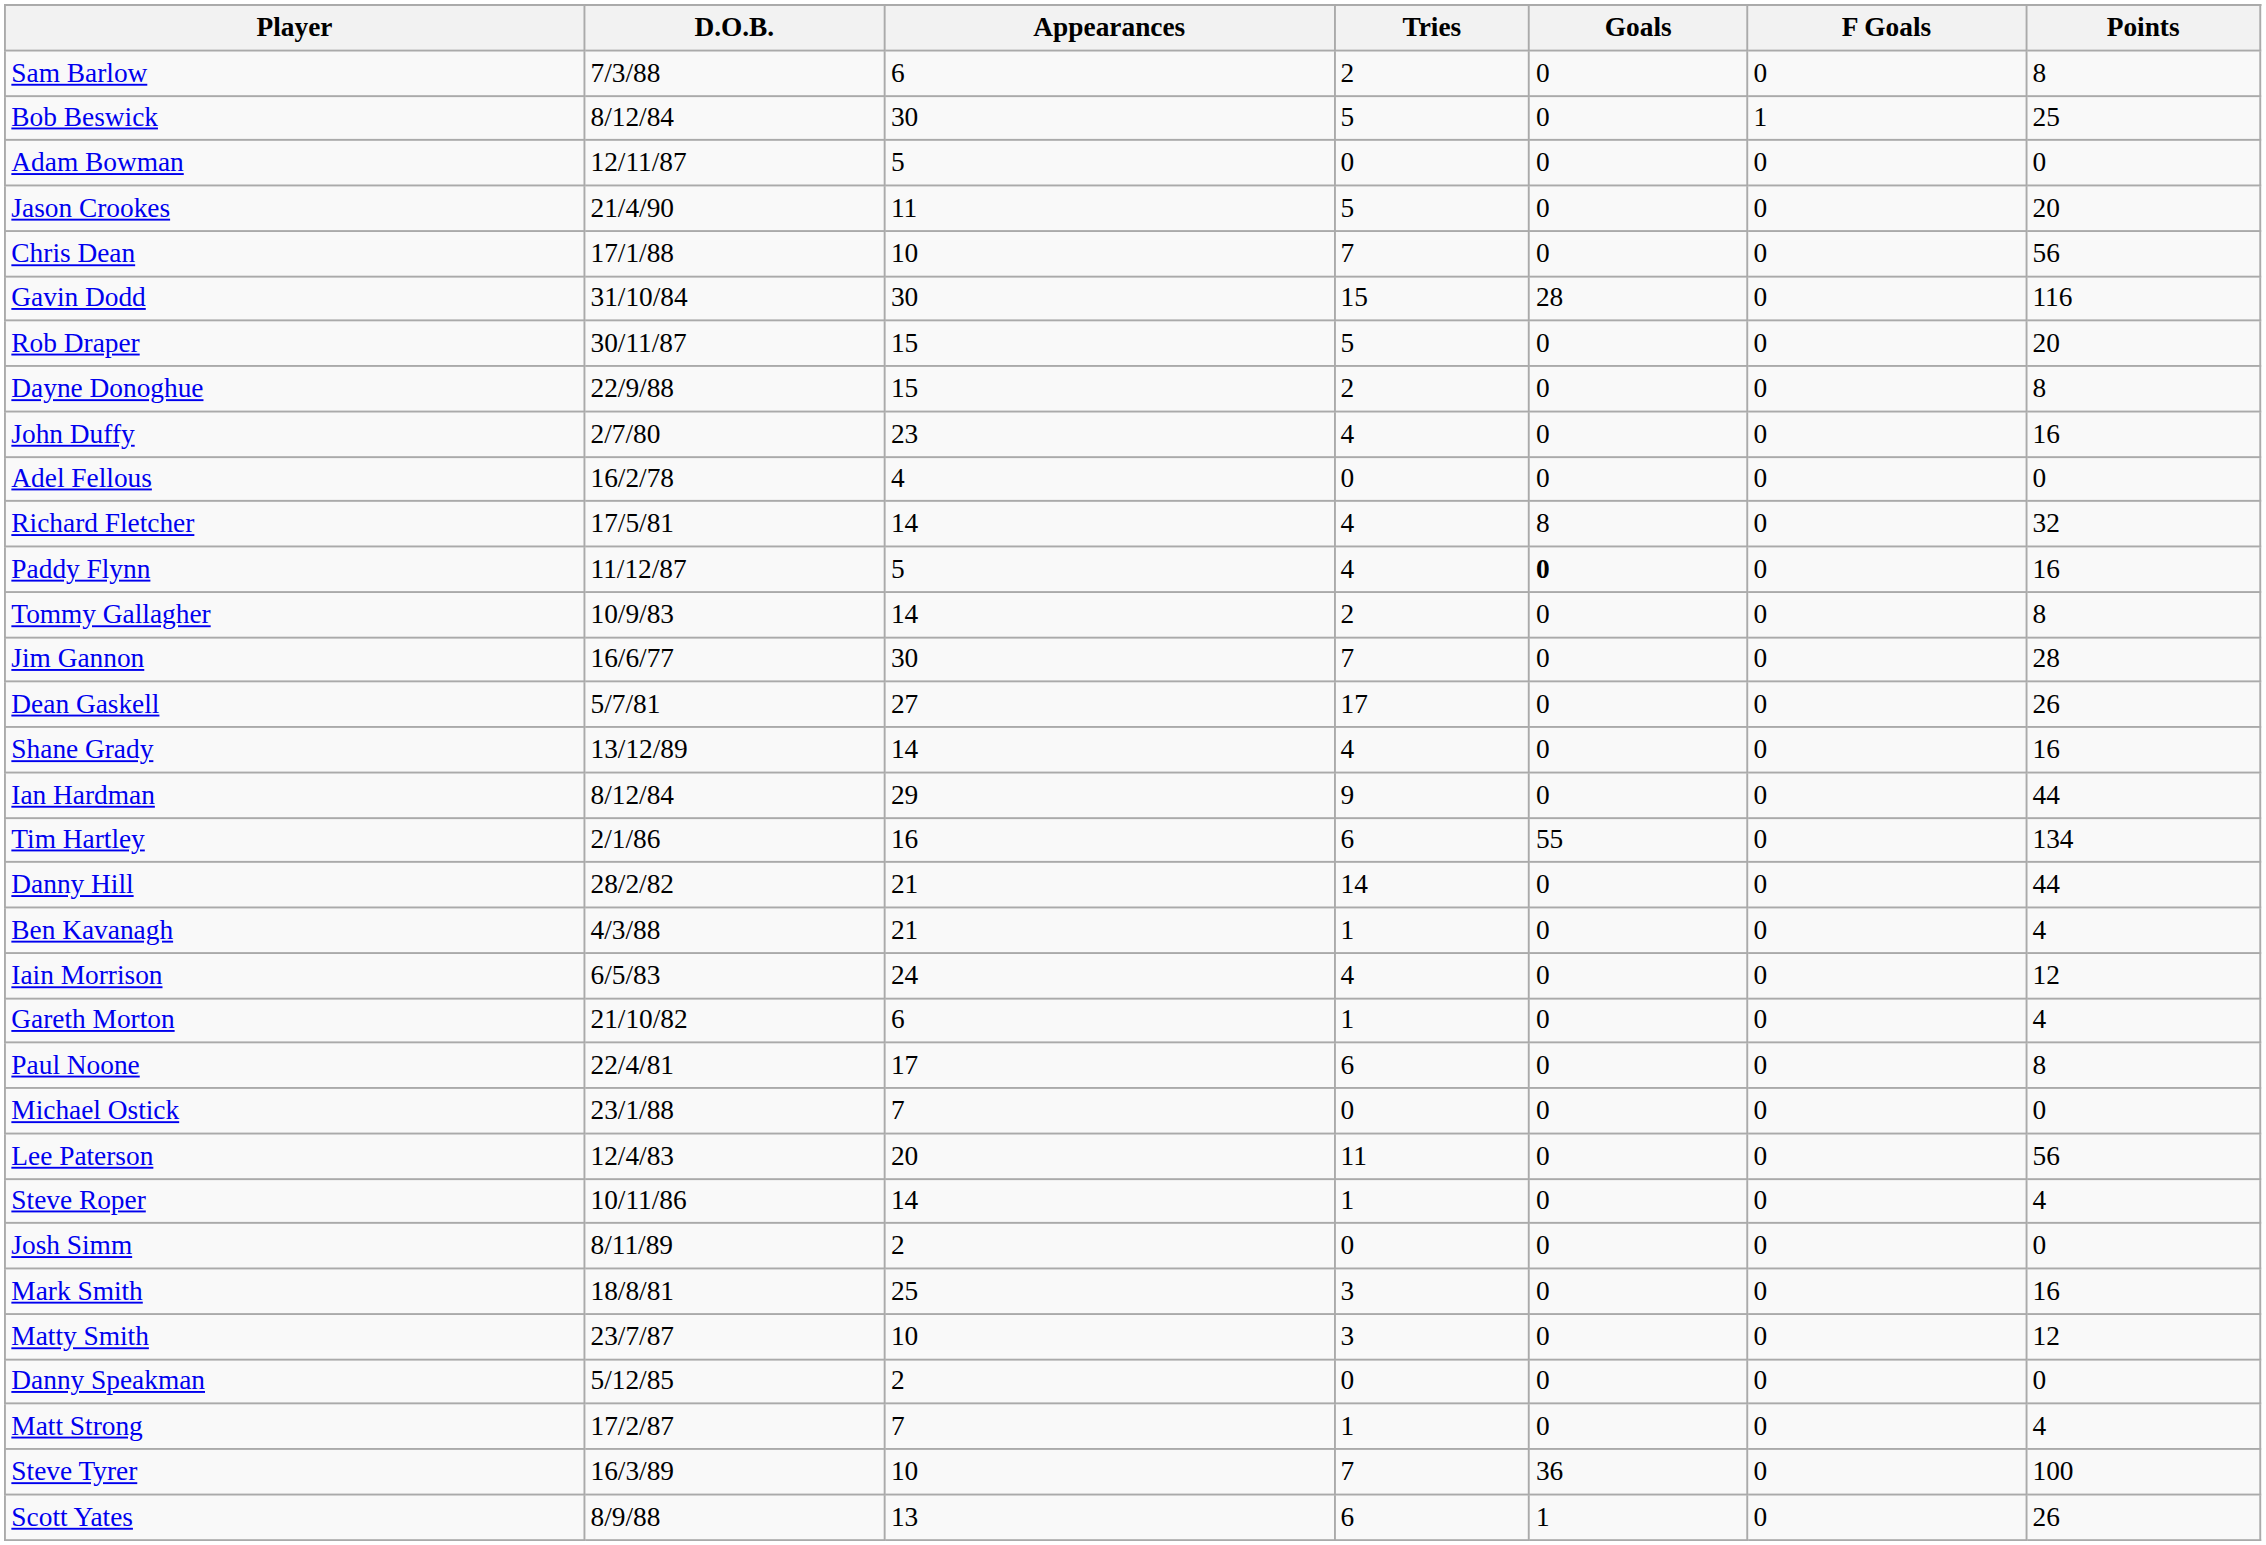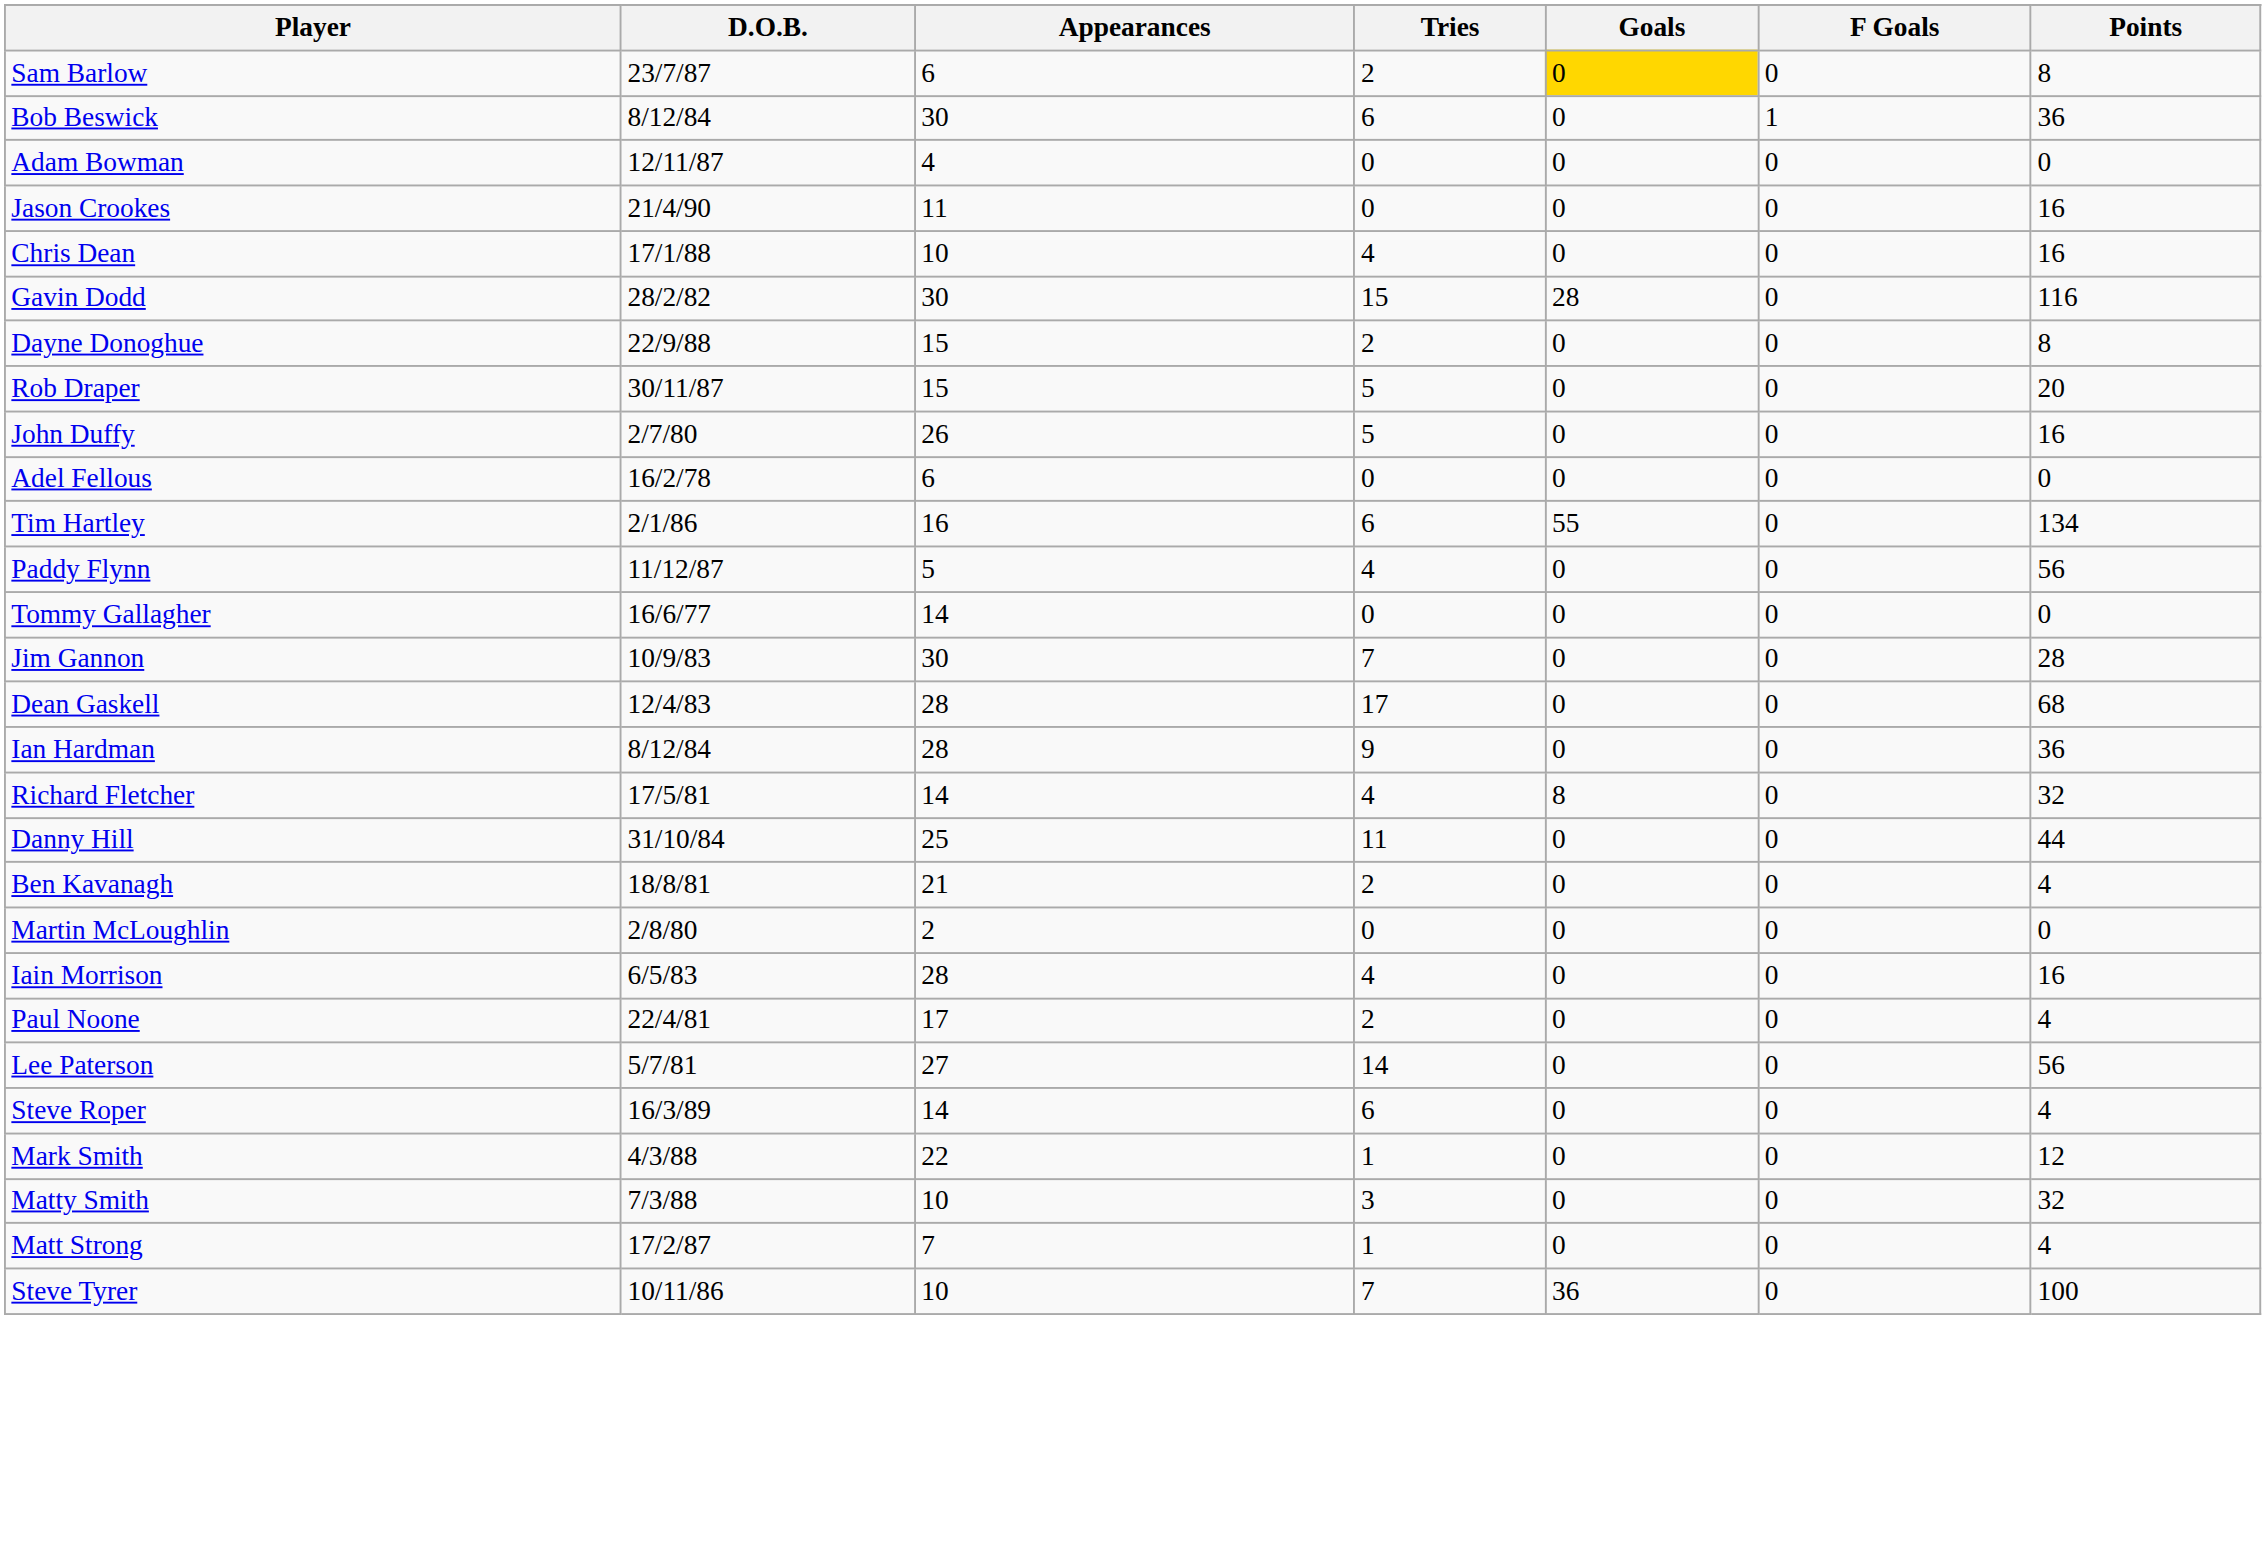(625, 72) 7/3/88 -> (669, 72) 23/7/87
(1543, 72) no background -> (1559, 72) gold background
(1347, 117) 5 -> (1368, 117) 6
(2046, 117) 25 -> (2051, 117) 36
(898, 162) 5 -> (928, 162) 4
(1347, 207) 5 -> (1368, 207) 0
(2046, 207) 20 -> (2051, 207) 16
(1347, 253) 7 -> (1368, 253) 4
(2046, 253) 56 -> (2051, 253) 16
(639, 298) 31/10/84 -> (669, 298) 28/2/82
rows swapped: (107, 388) <-> (76, 343)
(905, 433) 23 -> (935, 433) 26
(1347, 433) 4 -> (1368, 433) 5
(898, 478) 4 -> (928, 478) 6
rows swapped: (103, 523) <-> (78, 839)
(1543, 568) bold -> (1559, 568) normal
(2046, 568) 16 -> (2051, 568) 56
(632, 614) 10/9/83 -> (669, 614) 16/6/77
(1347, 614) 2 -> (1368, 614) 0
(2039, 614) 8 -> (2044, 614) 0
(632, 659) 16/6/77 -> (669, 659) 10/9/83
(625, 704) 5/7/81 -> (669, 704) 12/4/83
(905, 704) 27 -> (935, 704) 28
(2046, 704) 26 -> (2051, 704) 68
- row: (82, 749)
(905, 794) 29 -> (935, 749) 28
(2046, 794) 44 -> (2051, 749) 36
(632, 884) 28/2/82 -> (676, 839) 31/10/84
(905, 884) 21 -> (935, 839) 25
(1354, 884) 14 -> (1374, 839) 11
(625, 929) 4/3/88 -> (669, 884) 18/8/81
(1347, 929) 1 -> (1368, 884) 2
+ row: (120, 929)
(905, 975) 24 -> (935, 975) 28
(2046, 975) 12 -> (2051, 975) 16
- row: (93, 1020)
(1347, 1065) 6 -> (1368, 1020) 2
(2039, 1065) 8 -> (2044, 1020) 4
- row: (95, 1110)
(632, 1155) 12/4/83 -> (662, 1065) 5/7/81
(905, 1155) 20 -> (935, 1065) 27
(1354, 1155) 11 -> (1375, 1065) 14
(639, 1200) 10/11/86 -> (669, 1110) 16/3/89
(1347, 1200) 1 -> (1368, 1110) 6
- row: (72, 1245)
(632, 1290) 18/8/81 -> (662, 1155) 4/3/88
(905, 1290) 25 -> (935, 1155) 22
(1347, 1290) 3 -> (1368, 1155) 1
(2046, 1290) 16 -> (2051, 1155) 12
(632, 1336) 23/7/87 -> (662, 1200) 7/3/88
(2046, 1336) 12 -> (2051, 1200) 32
- row: (108, 1381)
(632, 1471) 16/3/89 -> (676, 1290) 10/11/86
- row: (72, 1516)
